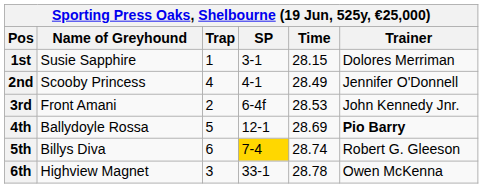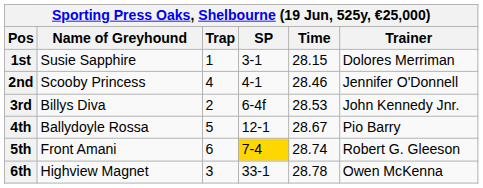(310, 82) 28.49 -> (310, 82) 28.46
(79, 104) Front Amani -> (73, 104) Billys Diva
(310, 127) 28.69 -> (310, 127) 28.67
(374, 127) bold -> (372, 127) normal
(73, 149) Billys Diva -> (79, 149) Front Amani
